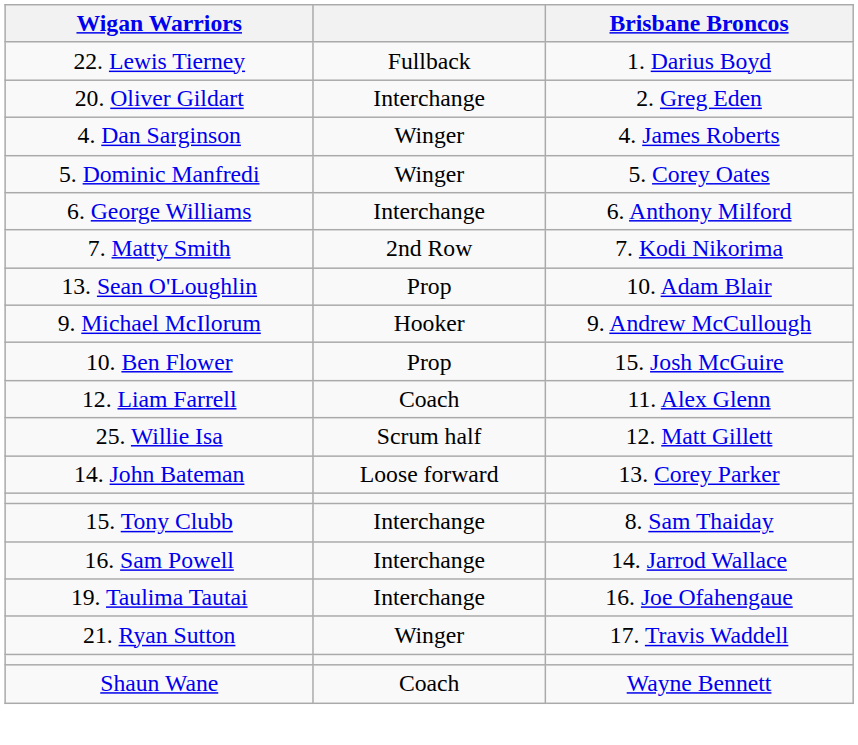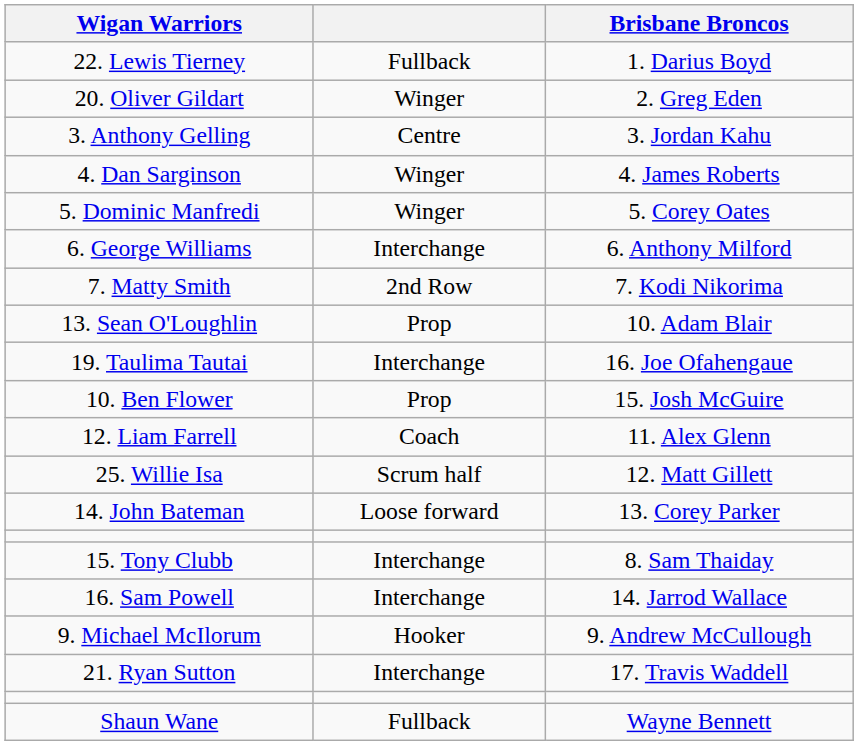(429, 98) Interchange -> (429, 98) Winger
+ row: (159, 135)
rows swapped: (159, 323) <-> (159, 597)
(429, 635) Winger -> (429, 672) Interchange
(429, 683) Coach -> (429, 721) Fullback
